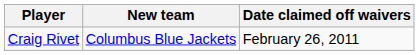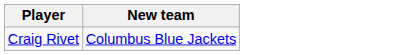- column: (327, 15)
